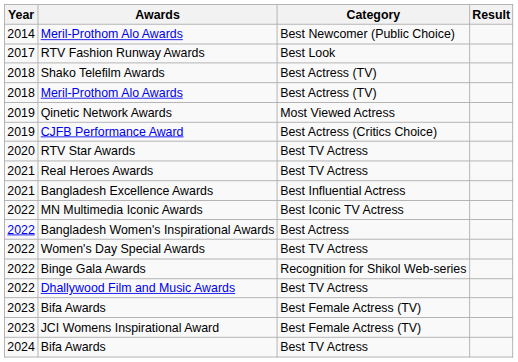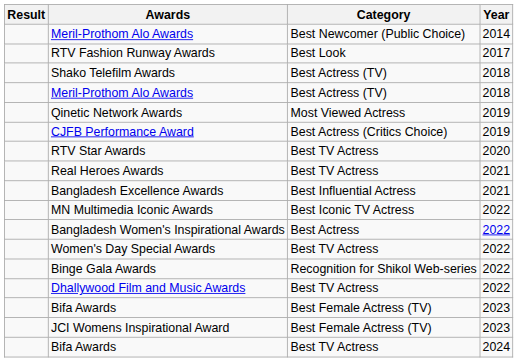columns swapped: (21, 15) <-> (491, 15)
